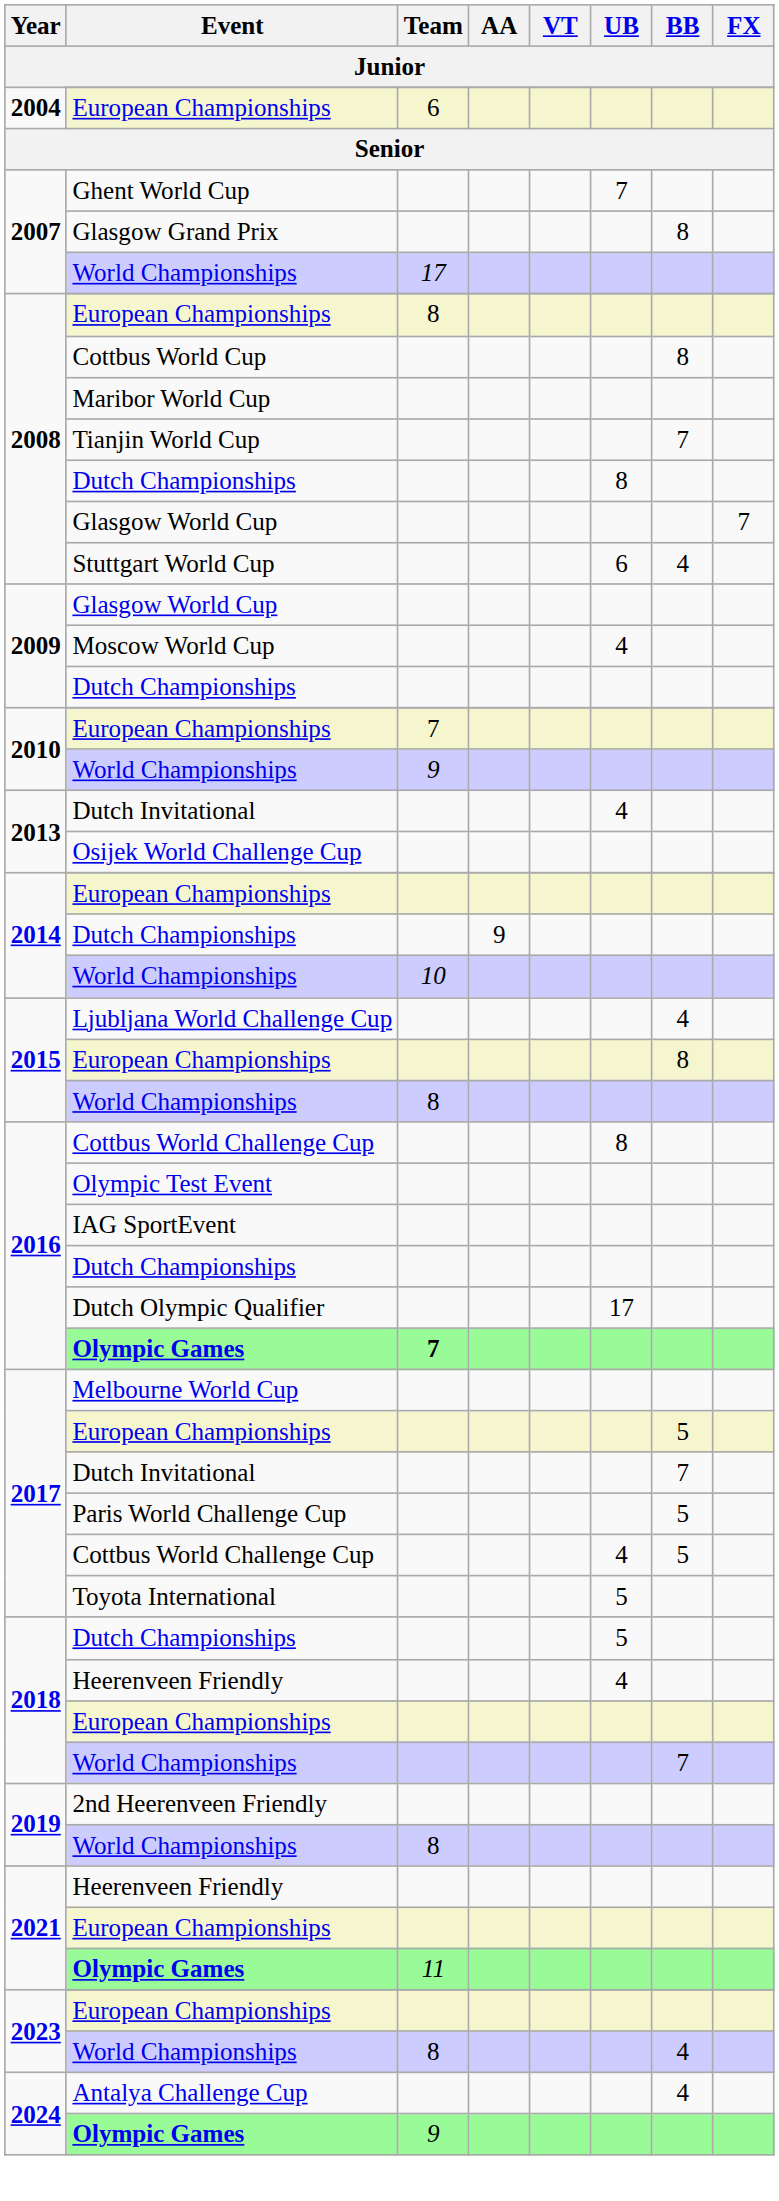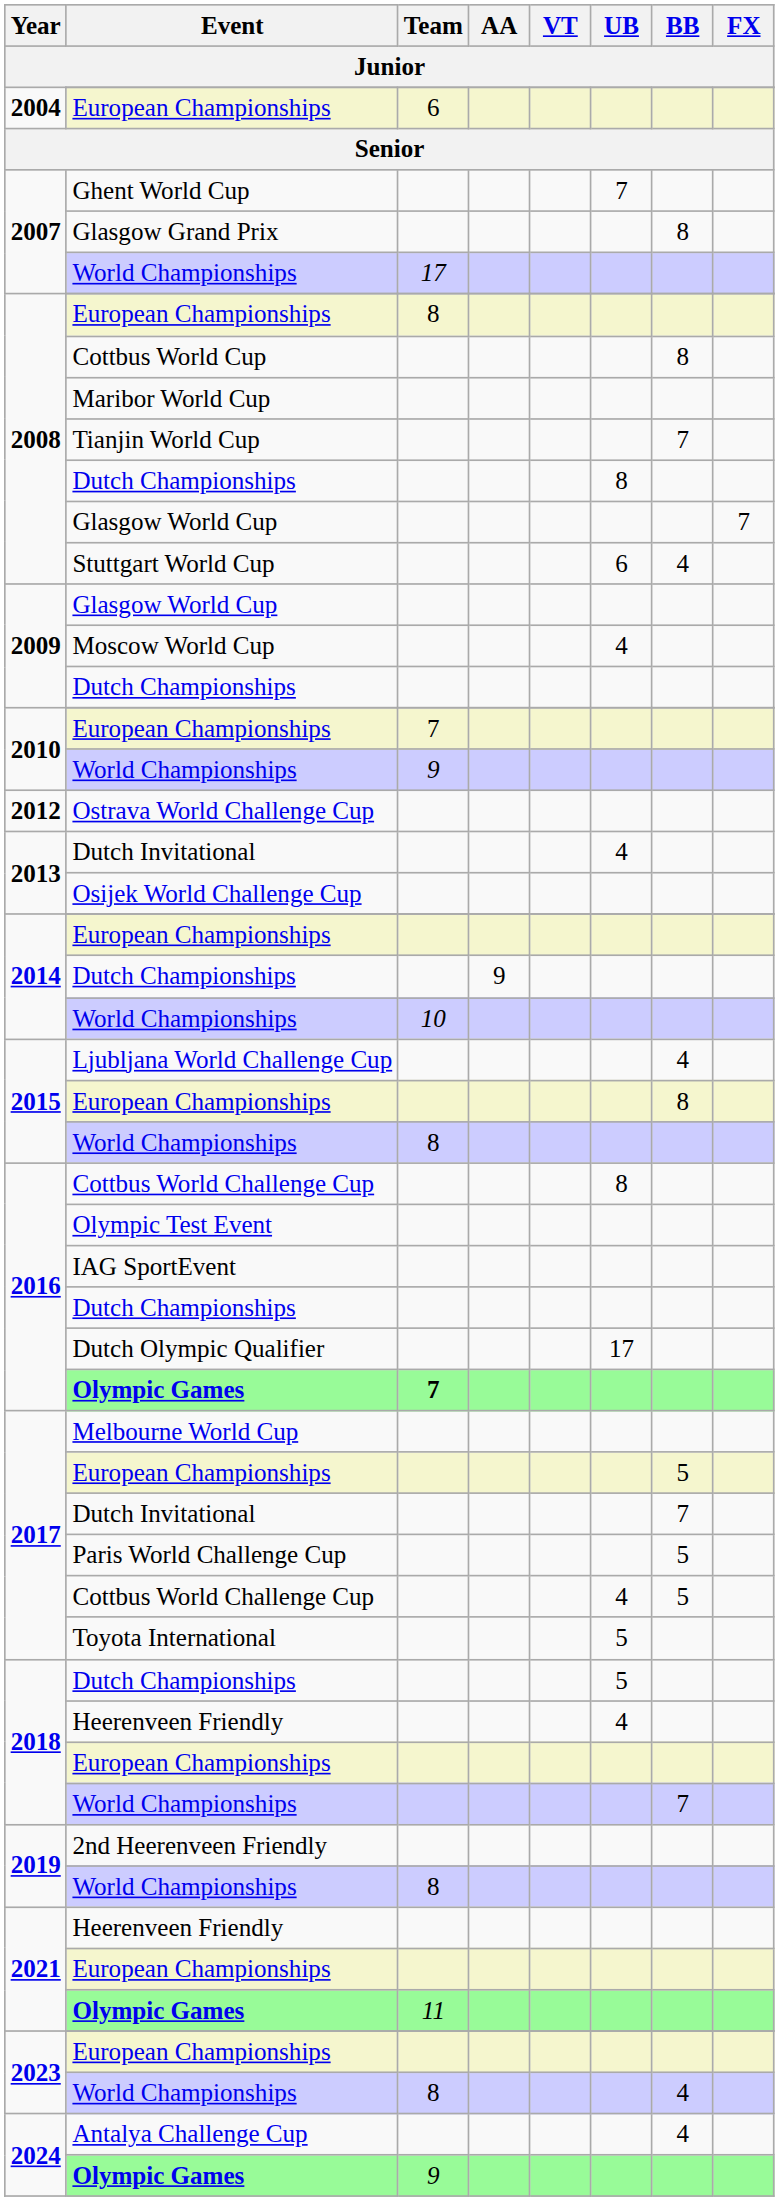+ row: (36, 811)
